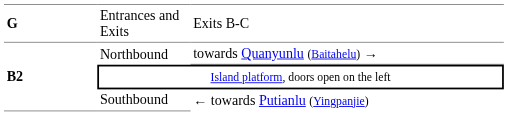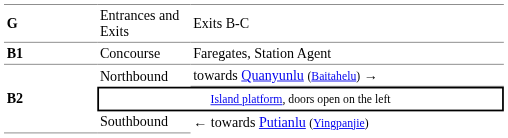+ row: (130, 53)
